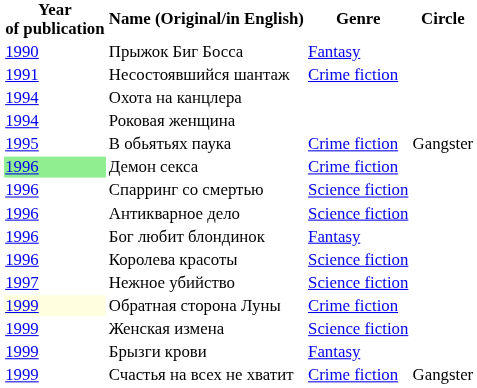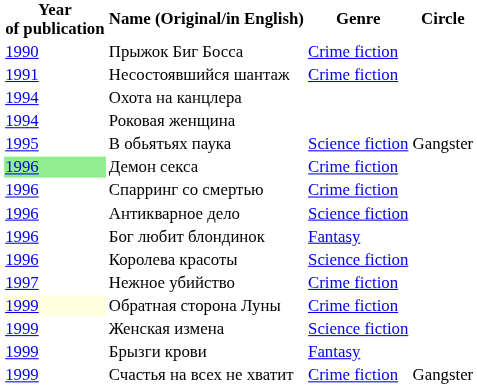(334, 51) Fantasy -> (353, 51) Crime fiction
(353, 143) Crime fiction -> (358, 143) Science fiction
(358, 190) Science fiction -> (353, 190) Crime fiction
(358, 282) Science fiction -> (353, 282) Crime fiction
